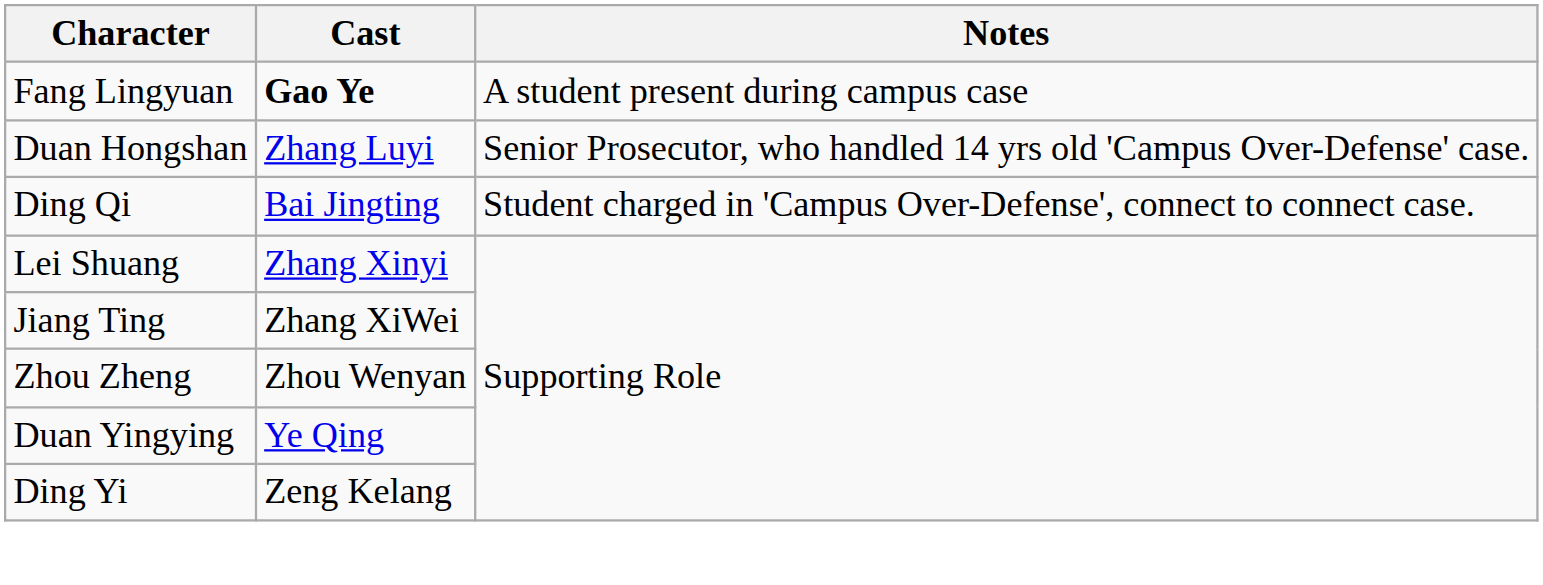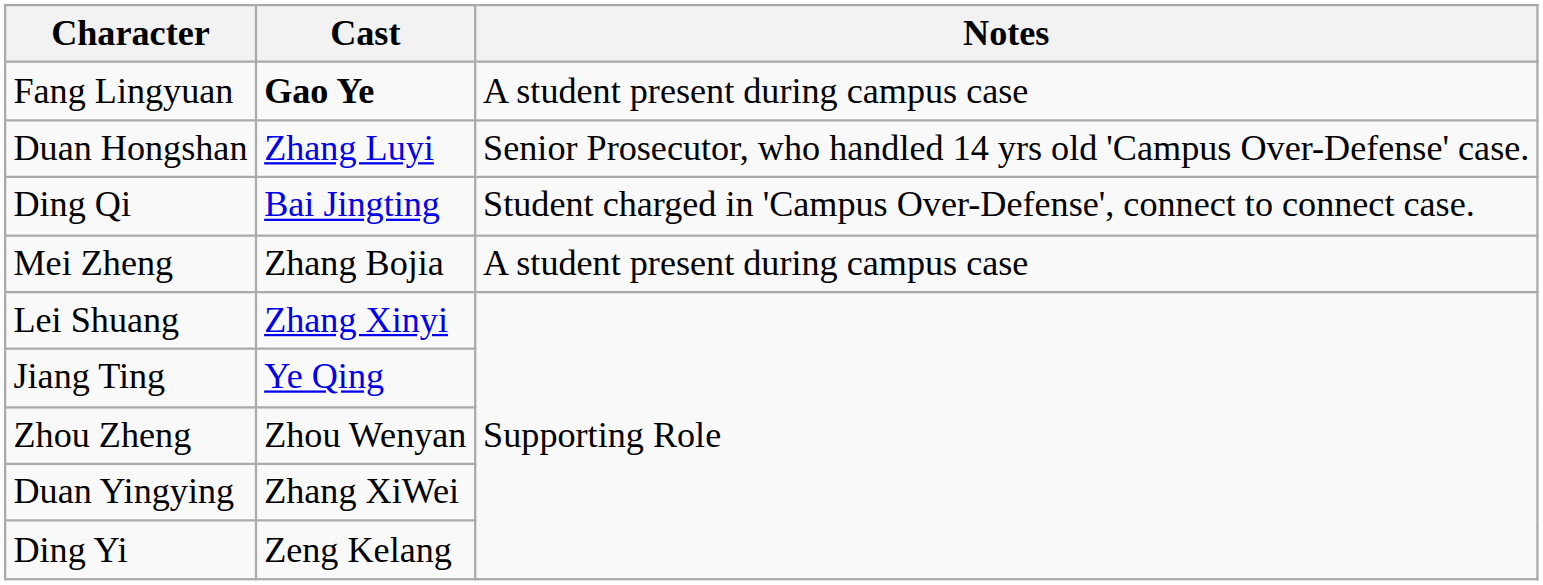+ row: (93, 262)
(362, 319) Zhang XiWei -> (324, 377) Ye Qing
(324, 434) Ye Qing -> (362, 491) Zhang XiWei
